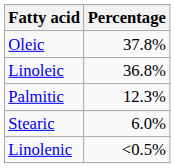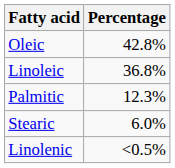(144, 44) 37.8% -> (144, 44) 42.8%
